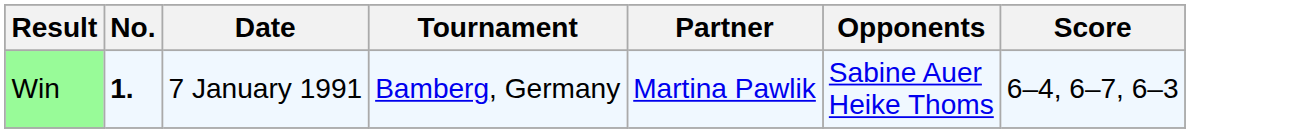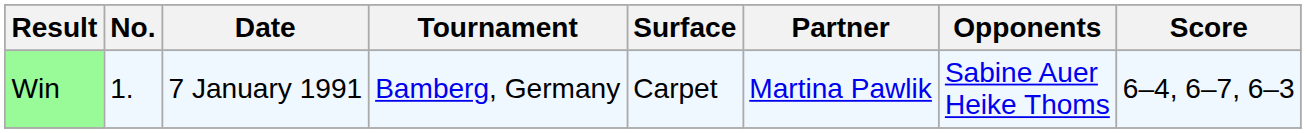+ column: (685, 26)
(122, 88) bold -> (122, 88) normal
